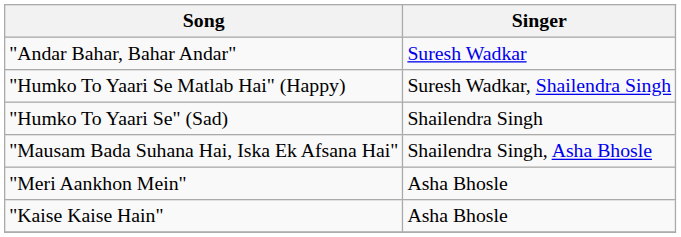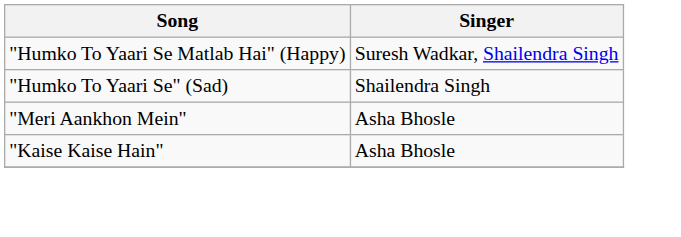- row: (123, 53)
- row: (204, 151)
